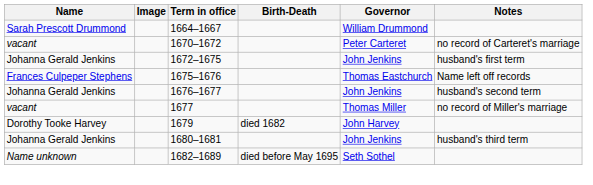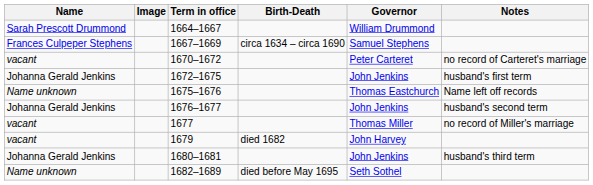+ row: (196, 44)
(69, 76) Frances Culpeper Stephens -> (42, 92) Name unknown
(56, 124) Dorothy Tooke Harvey -> (21, 140) vacant
